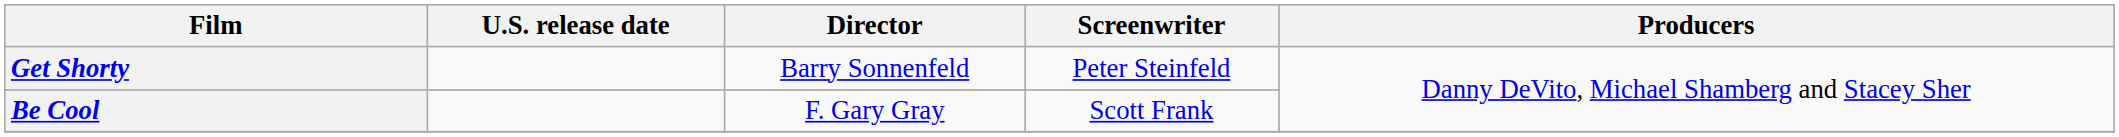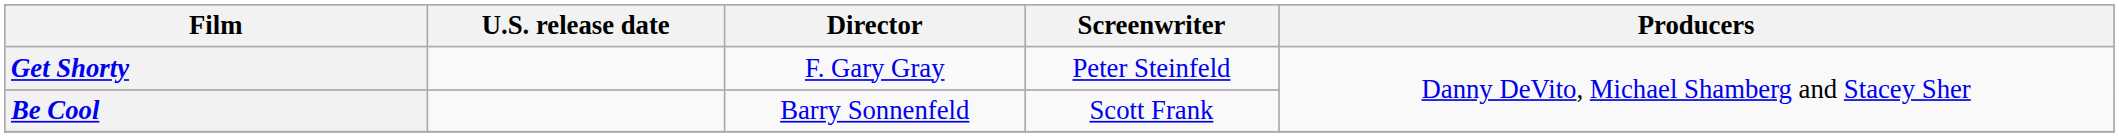(875, 68) Barry Sonnenfeld -> (875, 68) F. Gary Gray
(875, 110) F. Gary Gray -> (875, 110) Barry Sonnenfeld
